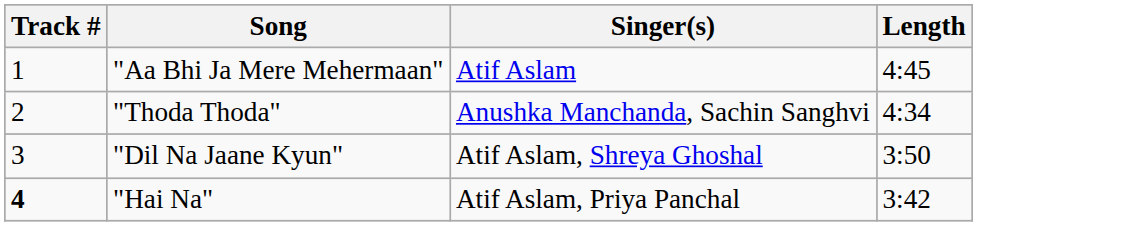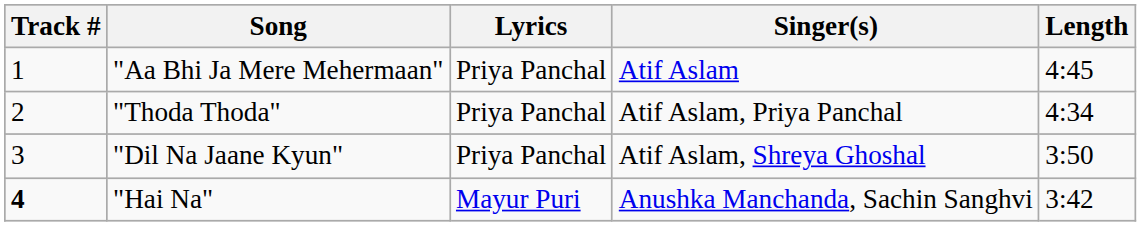+ column: (531, 26)
(663, 112) Anushka Manchanda, Sachin Sanghvi -> (761, 112) Atif Aslam, Priya Panchal
(598, 198) Atif Aslam, Priya Panchal -> (826, 198) Anushka Manchanda, Sachin Sanghvi
